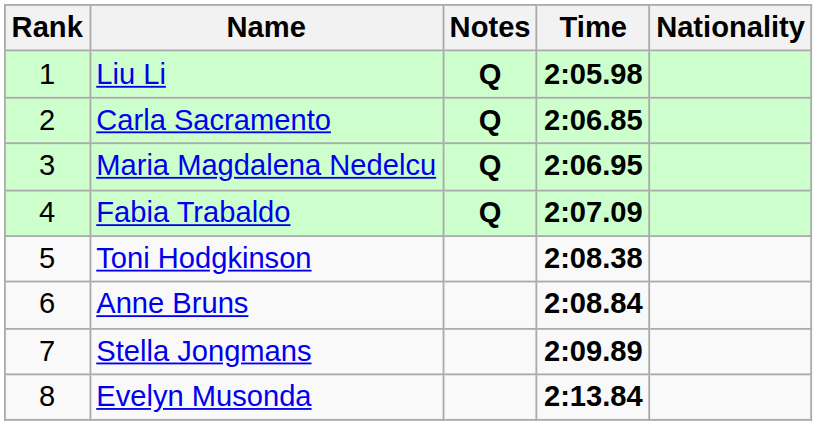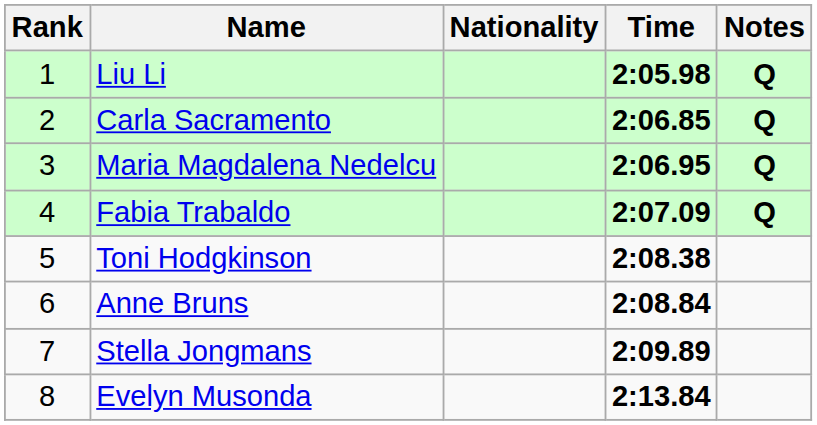columns swapped: (731, 27) <-> (490, 27)
